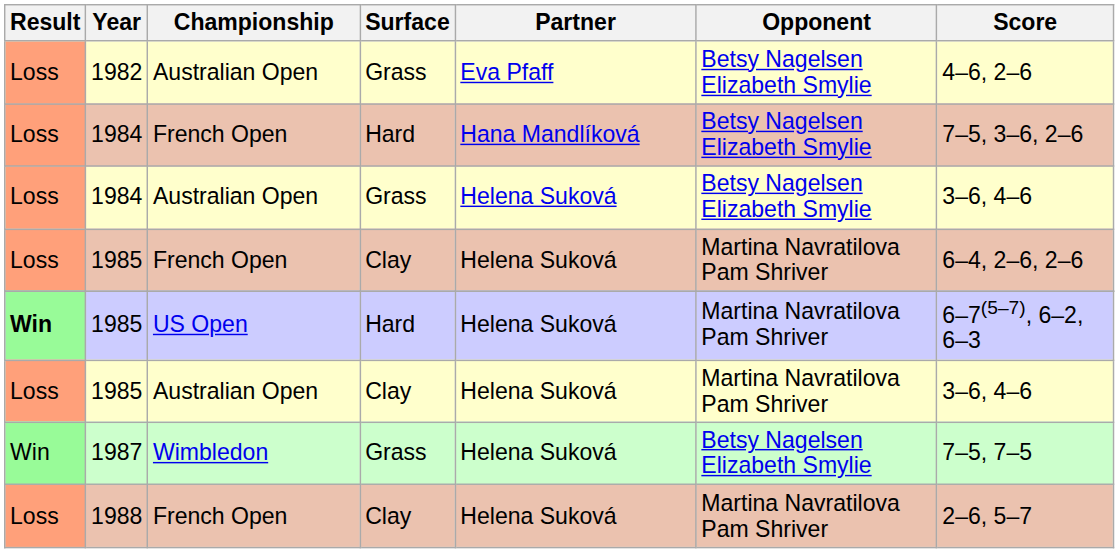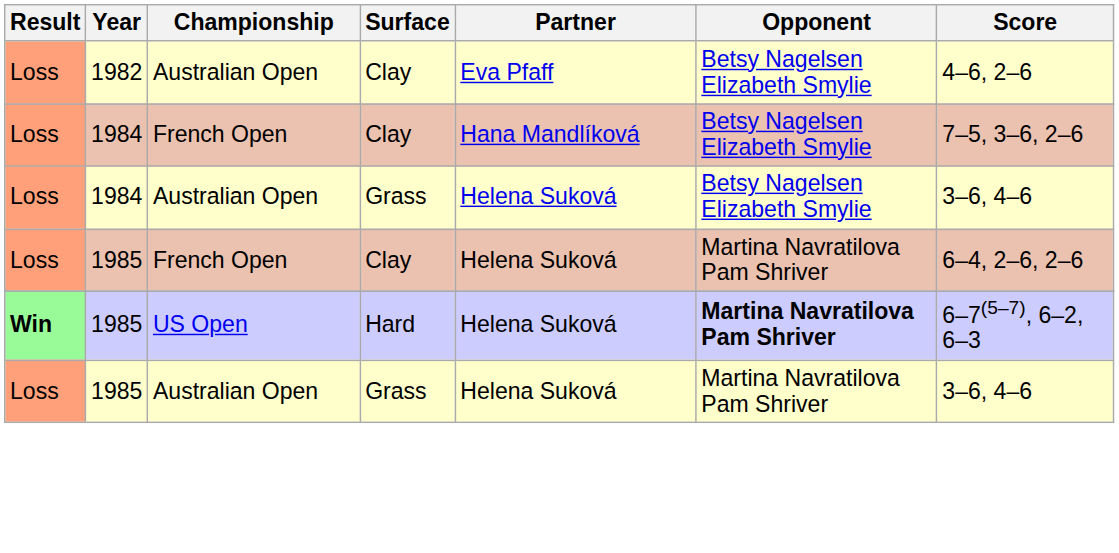(396, 72) Grass -> (388, 72) Clay
(390, 134) Hard -> (388, 134) Clay
(801, 325) normal -> (808, 325) bold
(388, 390) Clay -> (396, 390) Grass
- row: (117, 453)
- row: (117, 515)
